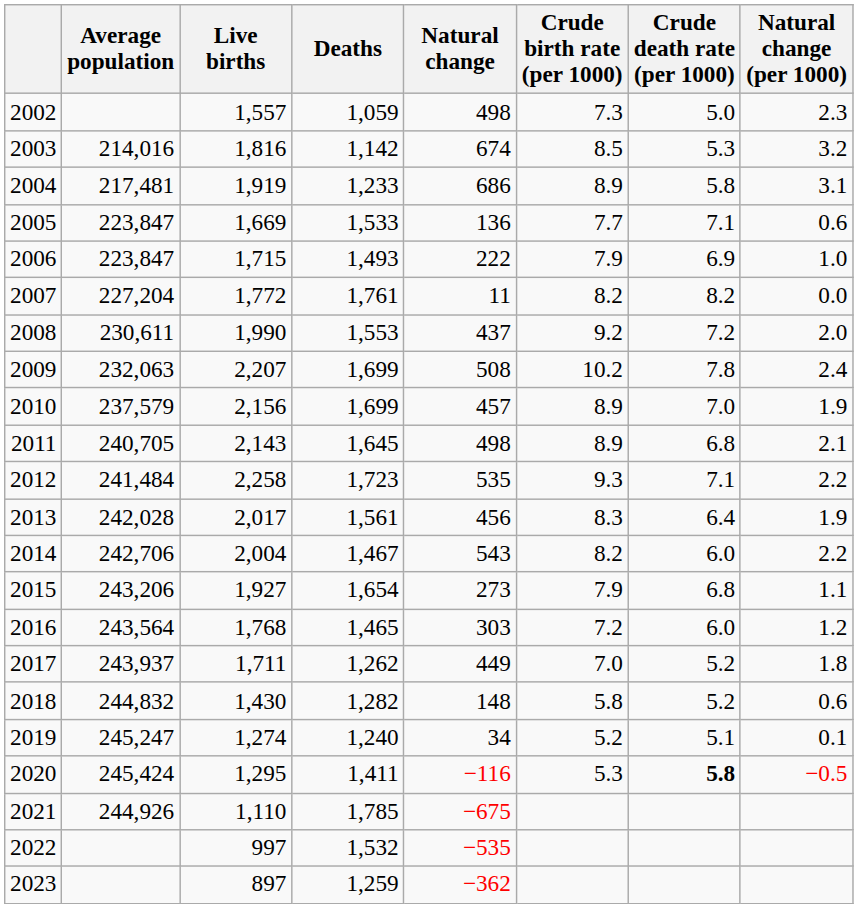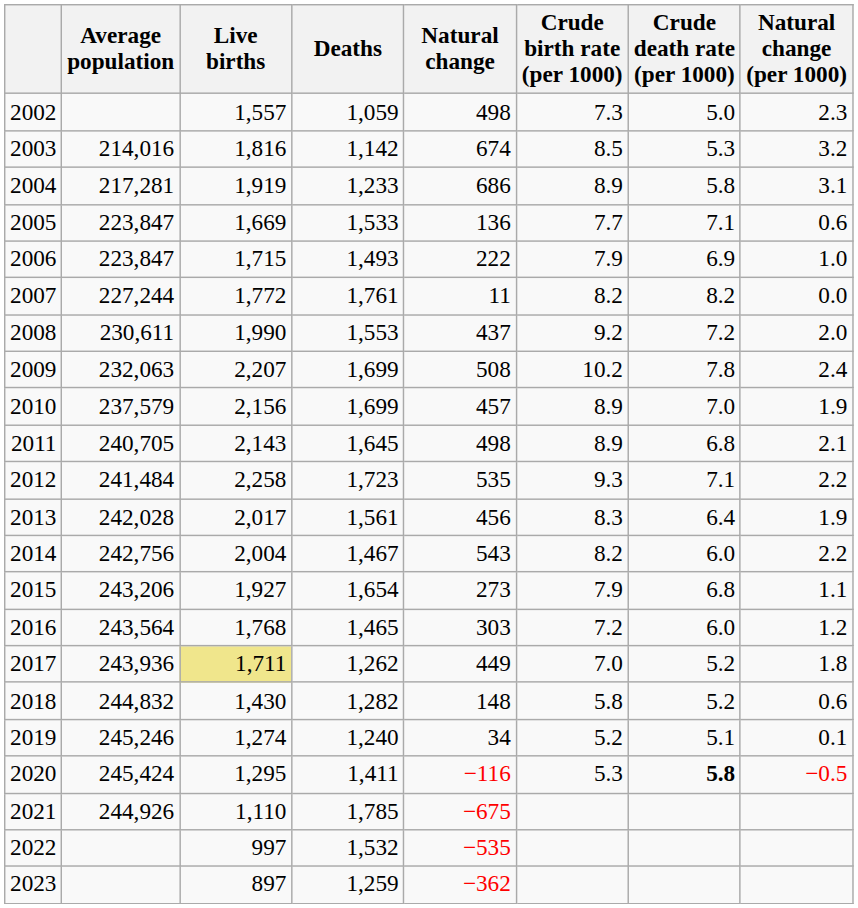(136, 185) 217,481 -> (136, 185) 217,281
(136, 295) 227,204 -> (136, 295) 227,244
(136, 553) 242,706 -> (136, 553) 242,756
(136, 663) 243,937 -> (136, 663) 243,936
(261, 663) no background -> (261, 663) khaki background
(136, 737) 245,247 -> (136, 737) 245,246
